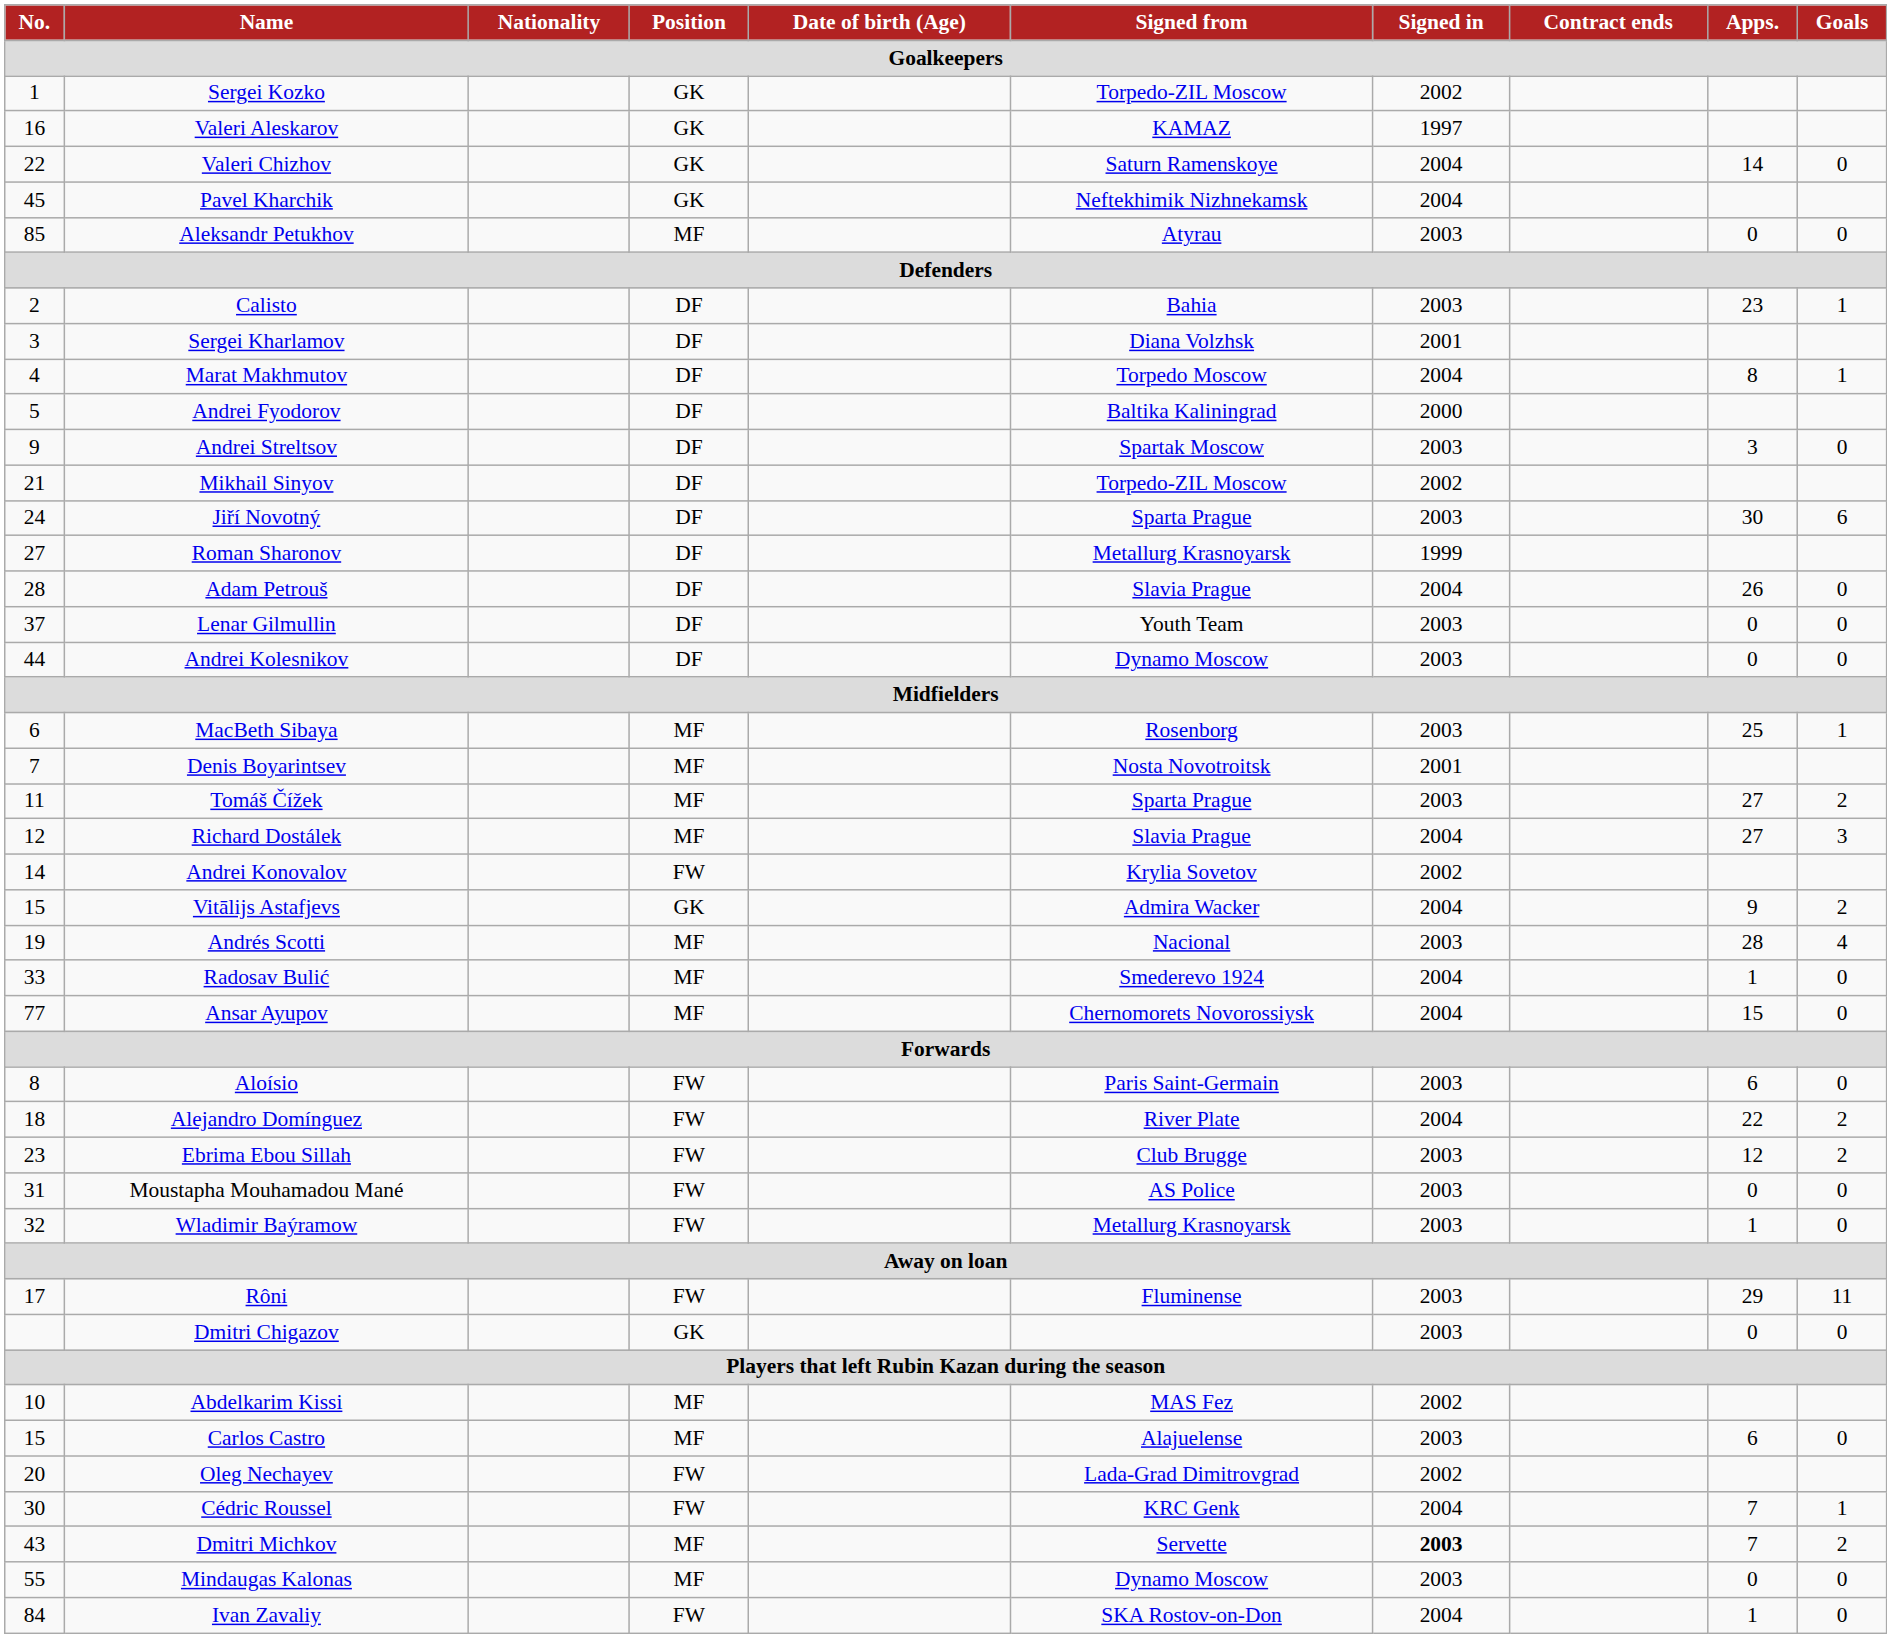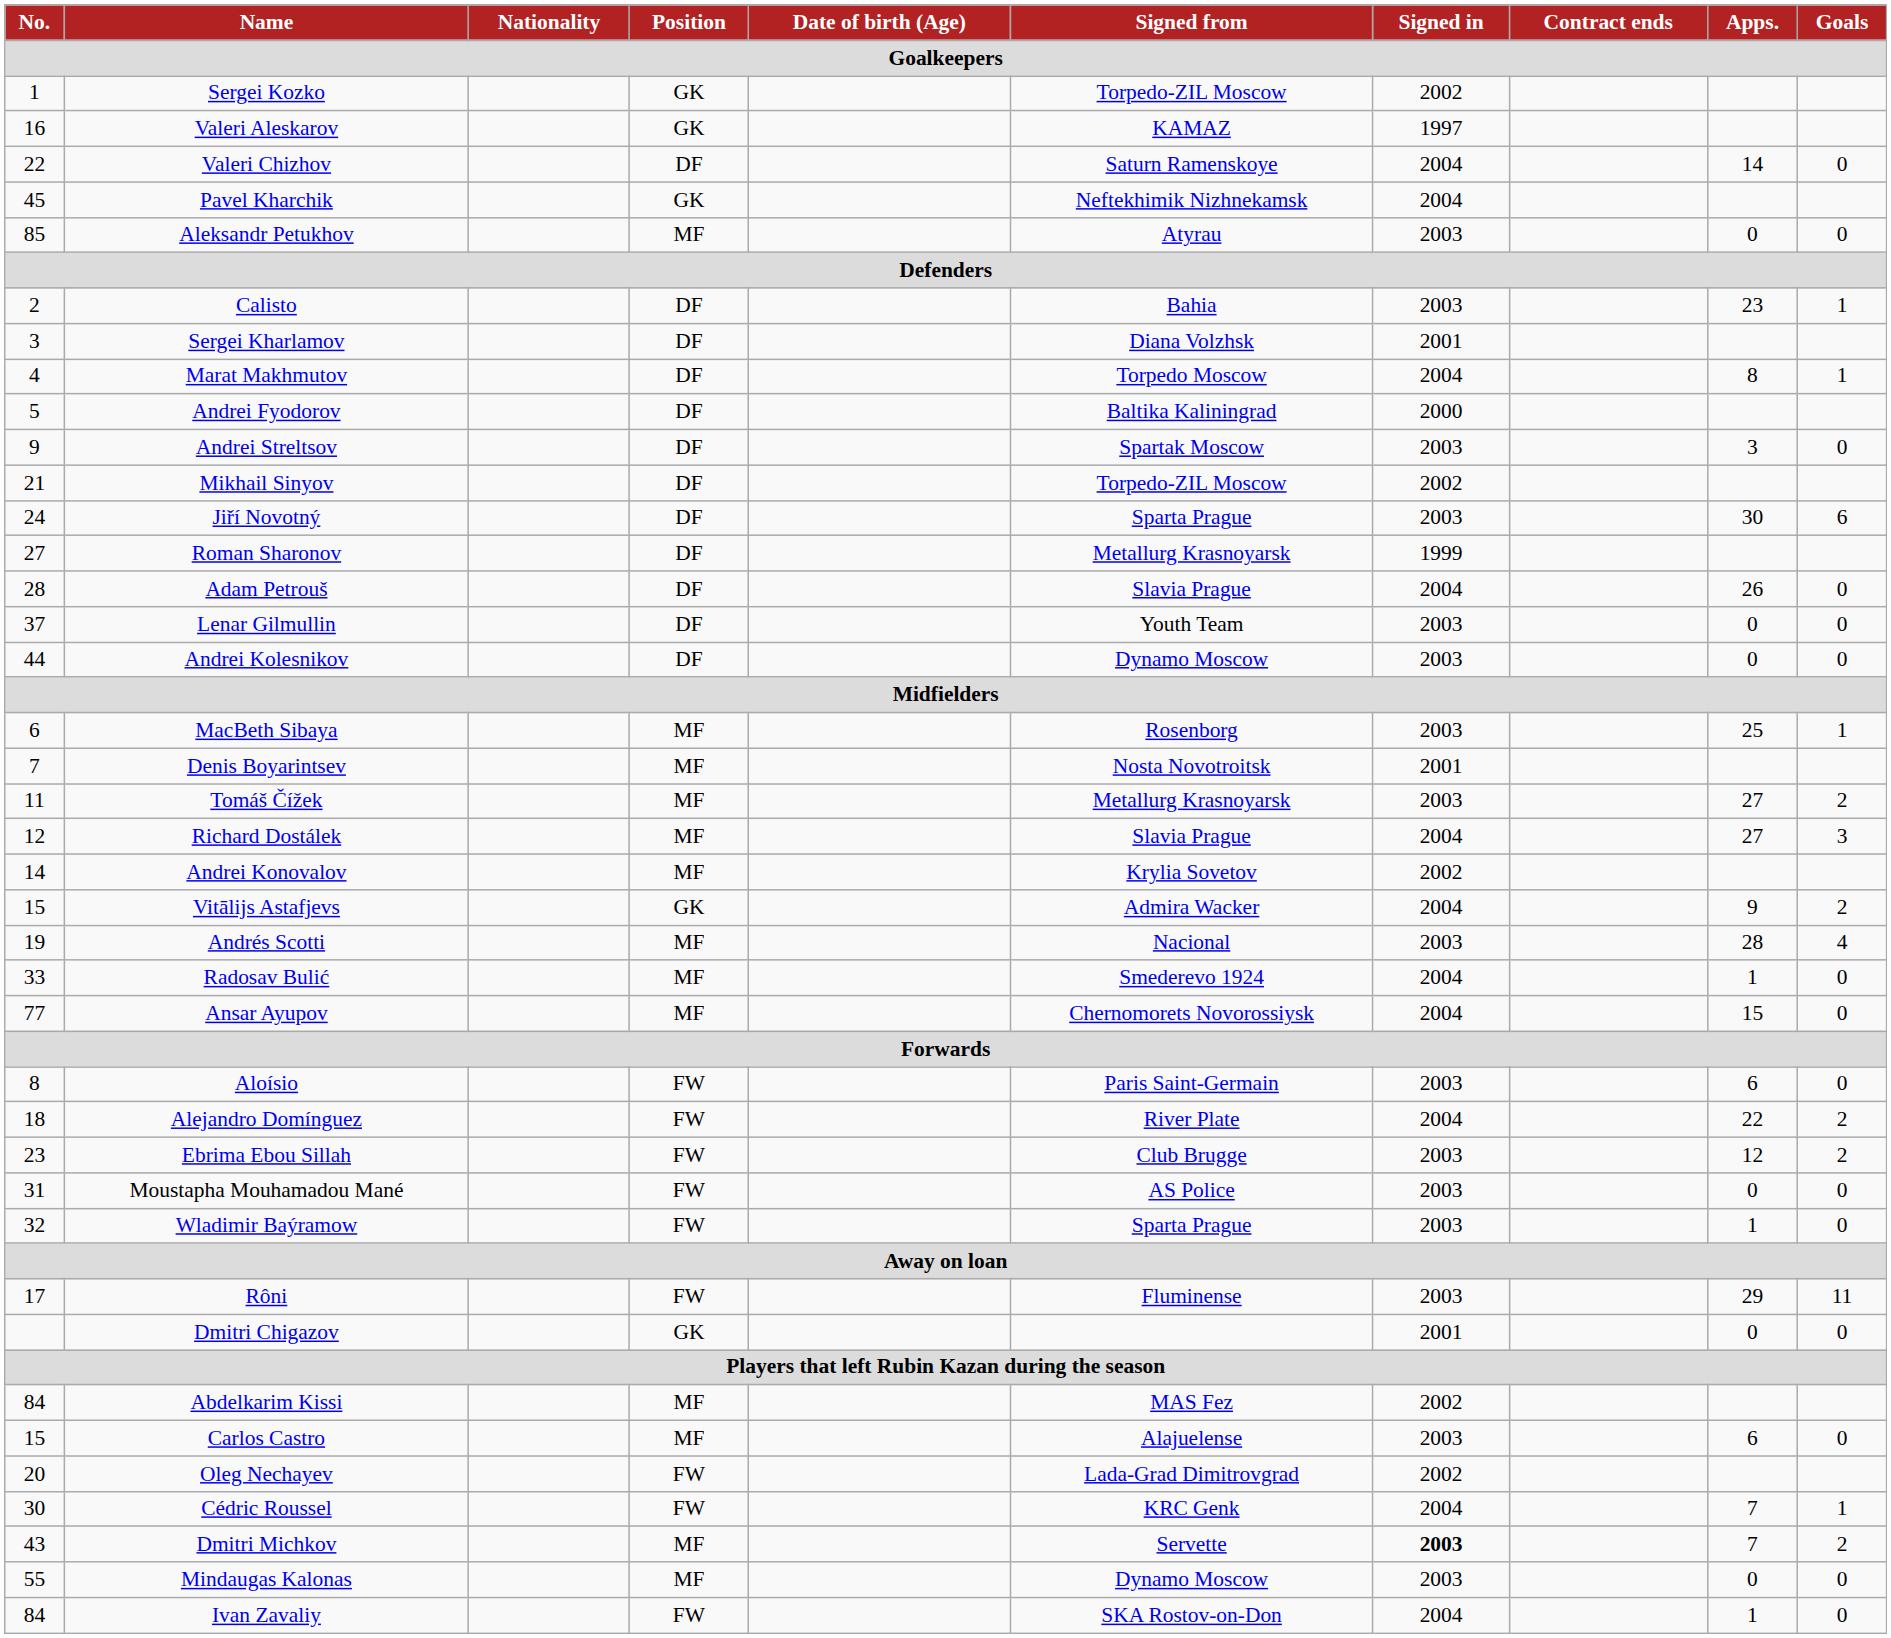(689, 164) GK -> (689, 164) DF
(1192, 801) Sparta Prague -> (1192, 801) Metallurg Krasnoyarsk
(689, 871) FW -> (689, 871) MF
(1192, 1225) Metallurg Krasnoyarsk -> (1192, 1225) Sparta Prague
(1441, 1331) 2003 -> (1441, 1331) 2001
(34, 1402) 10 -> (34, 1402) 84
